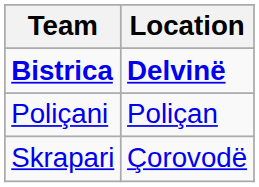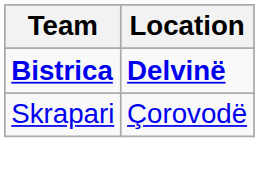- row: (60, 114)
